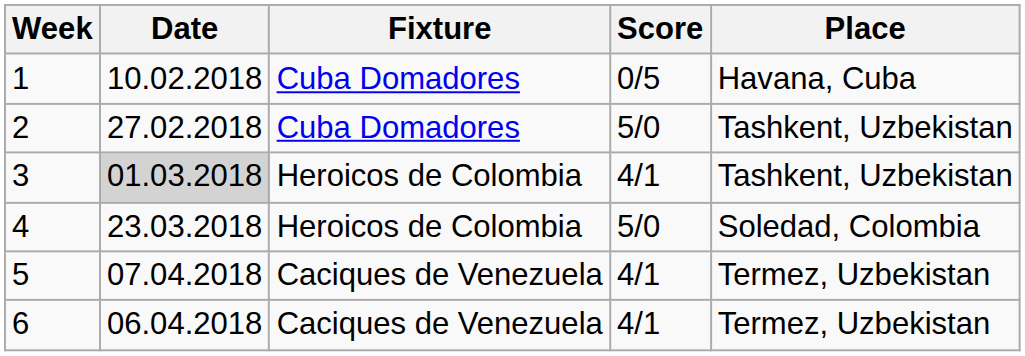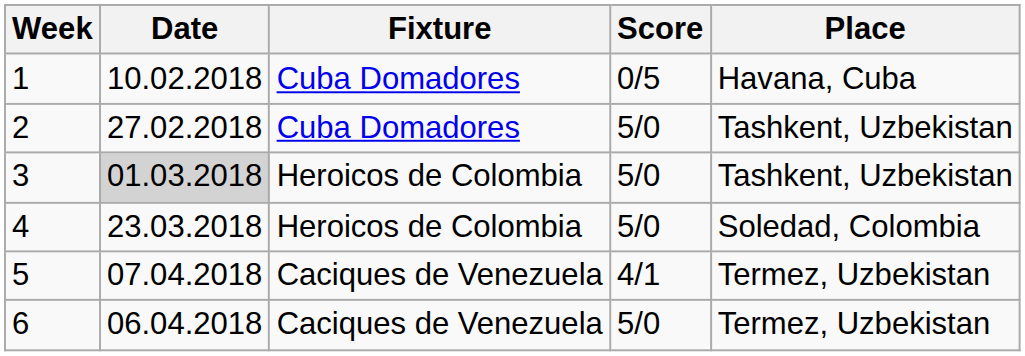(639, 176) 4/1 -> (639, 176) 5/0
(639, 324) 4/1 -> (639, 324) 5/0
